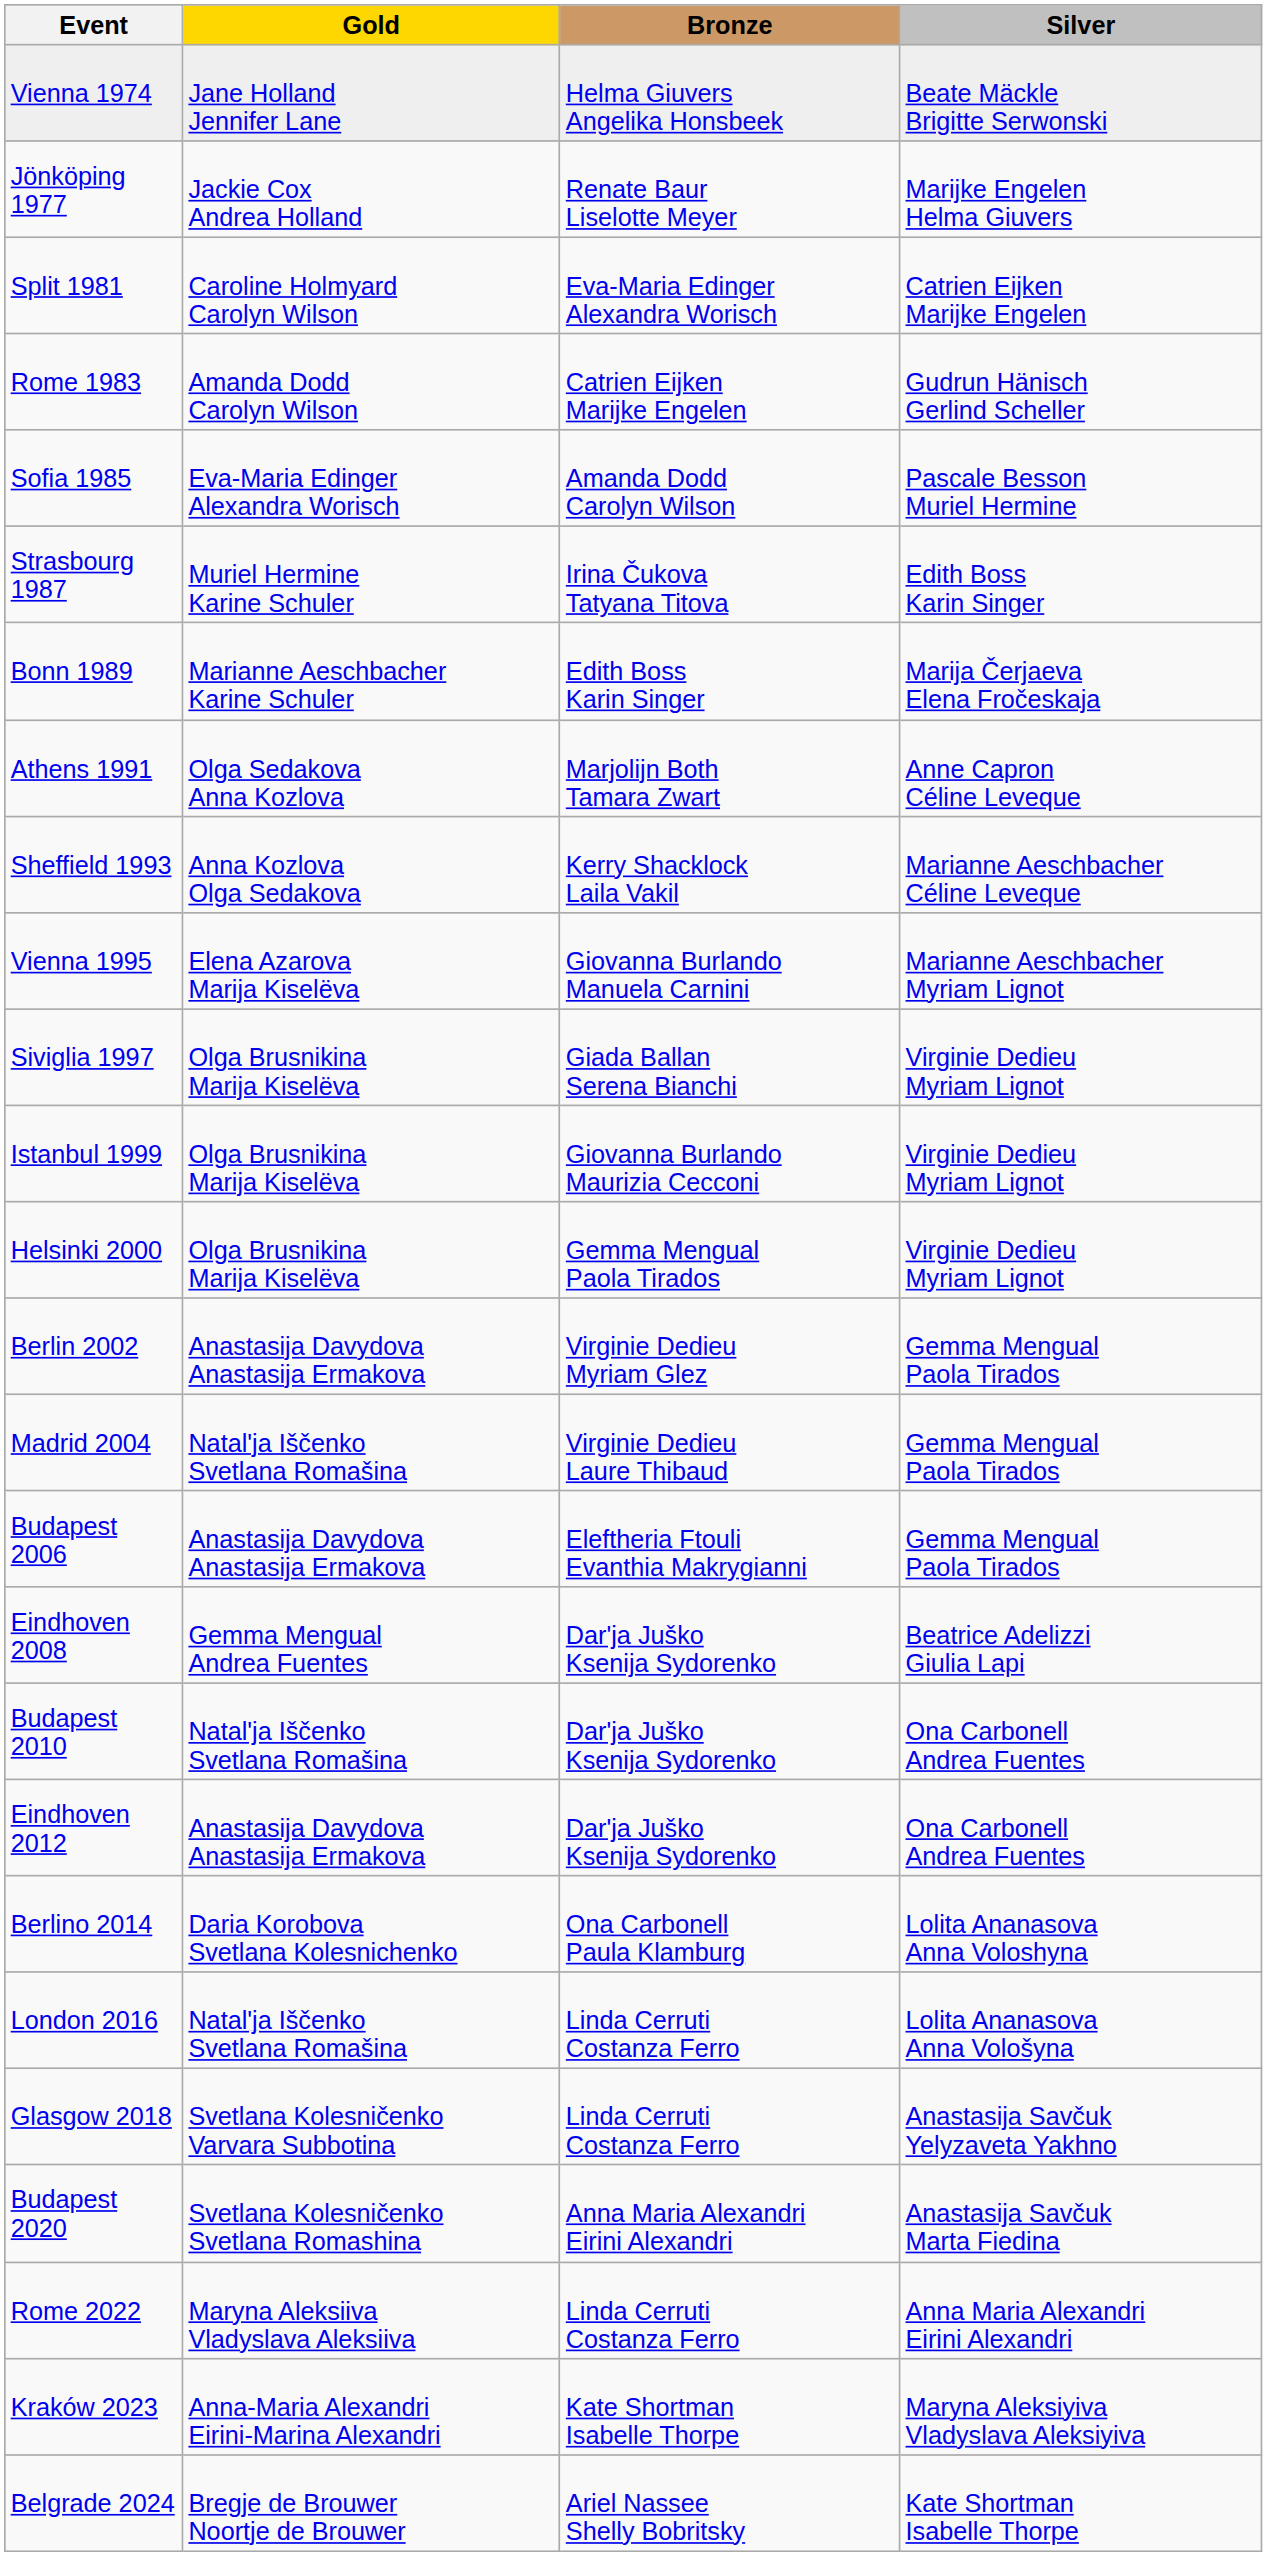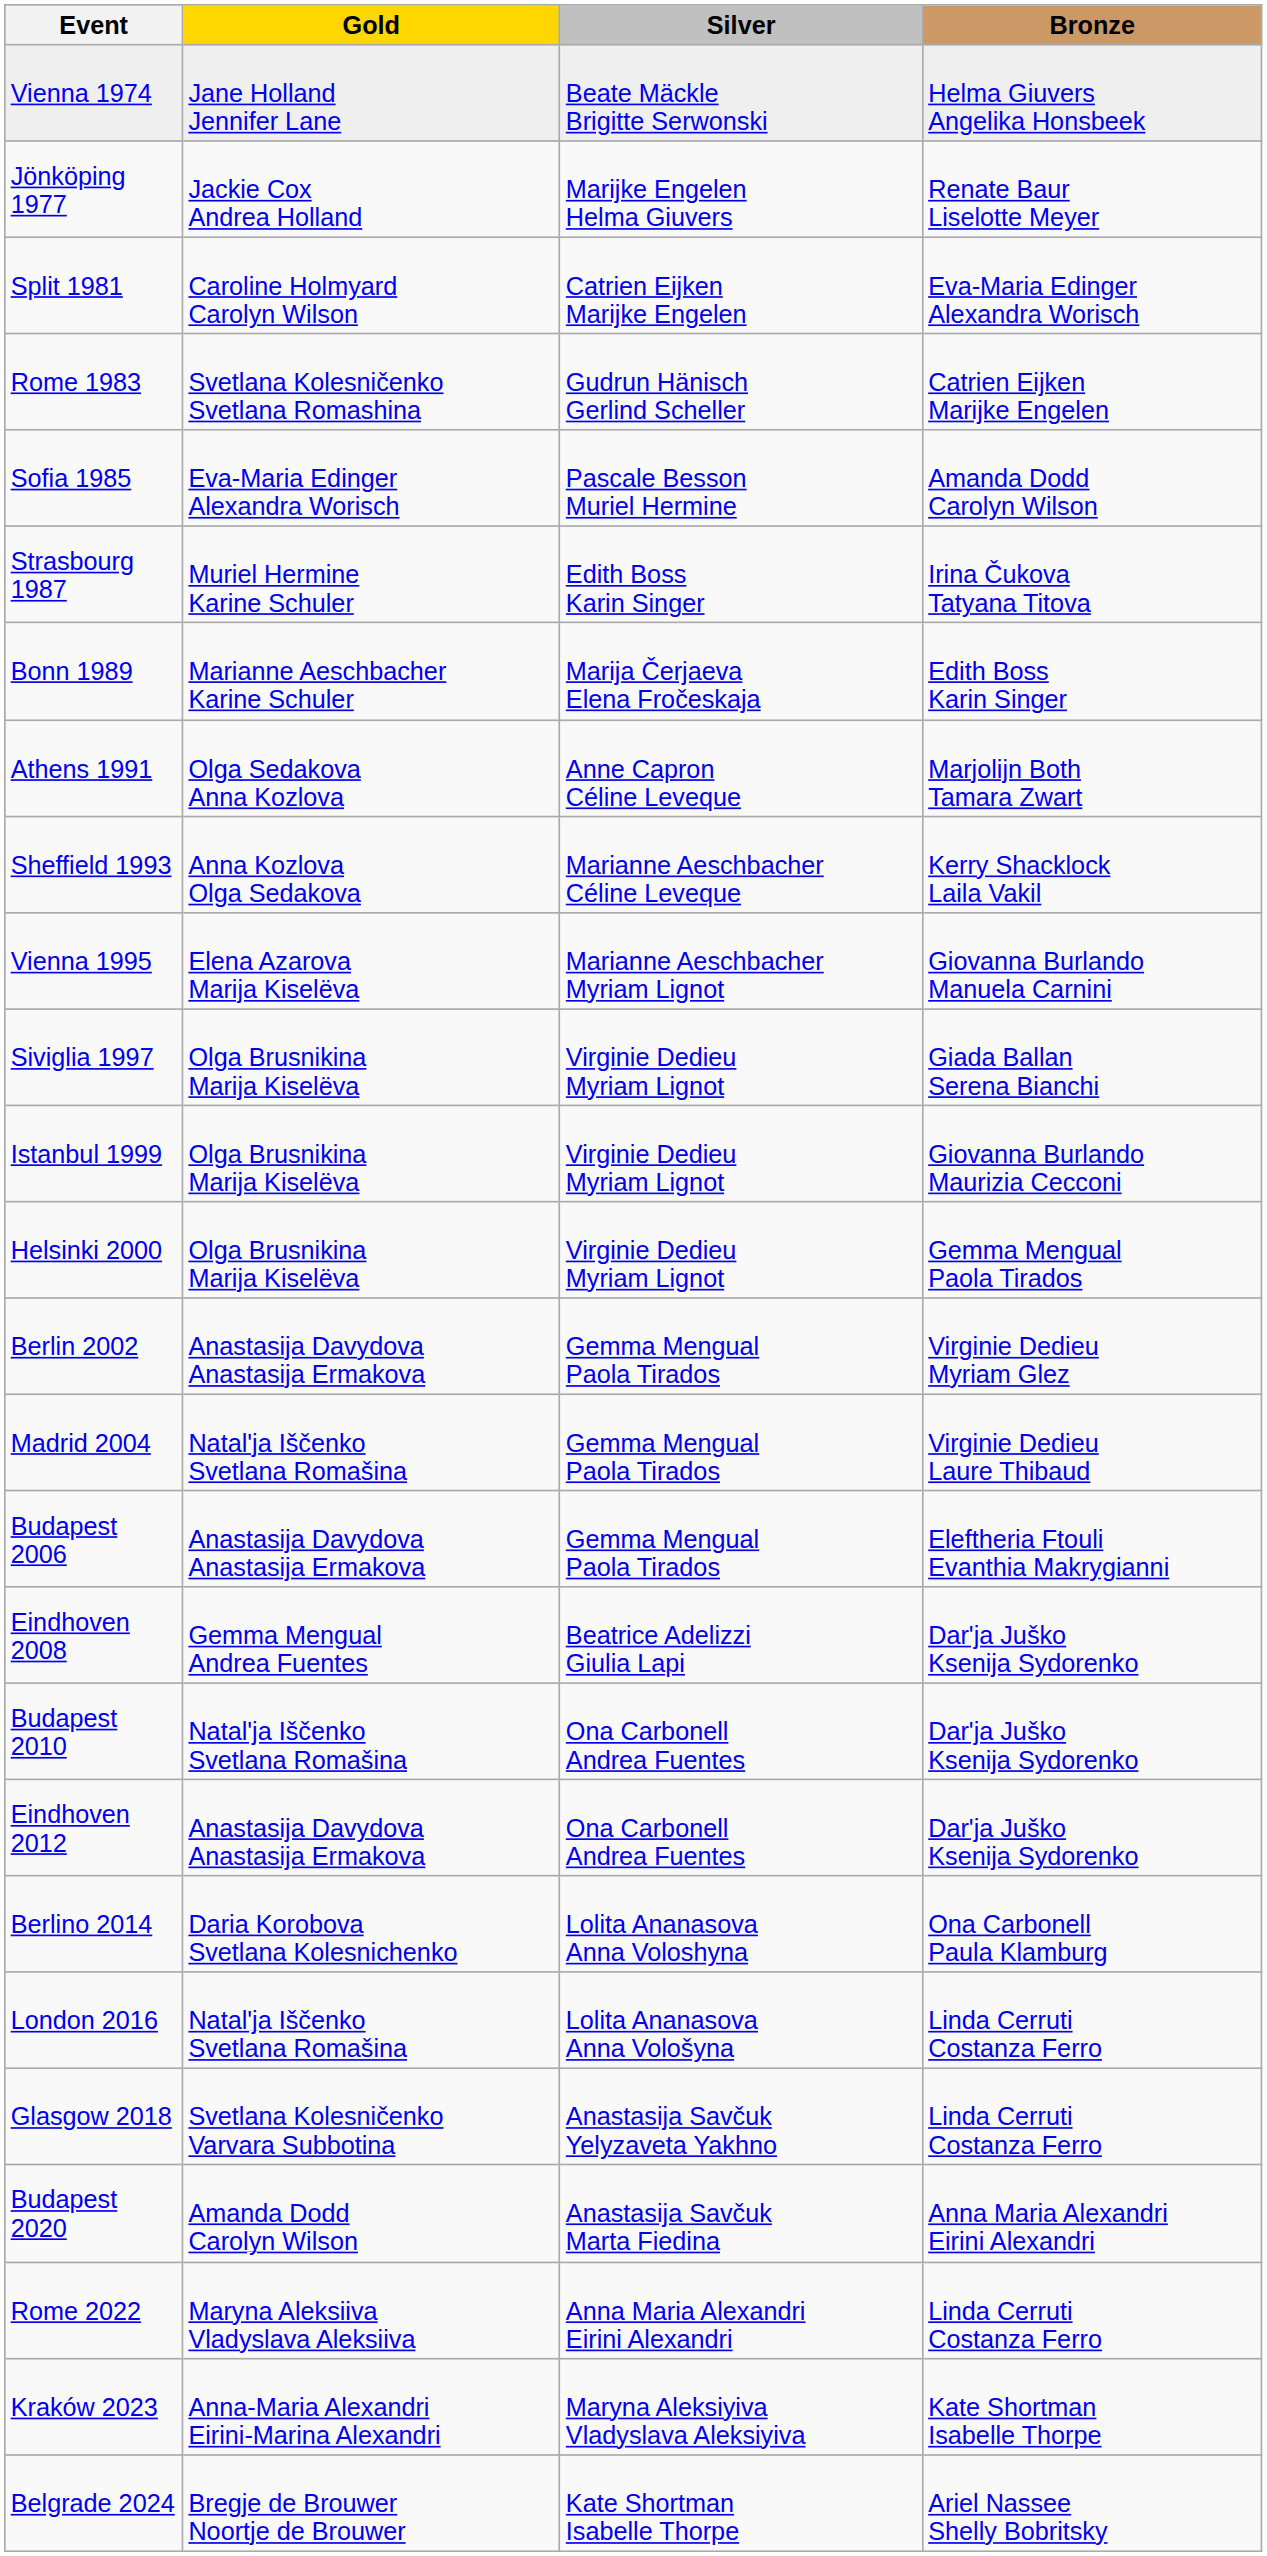columns swapped: (1081, 25) <-> (730, 25)
(273, 396) Amanda Dodd Carolyn Wilson -> (316, 396) Svetlana Kolesničenko Svetlana Romashina
(316, 2228) Svetlana Kolesničenko Svetlana Romashina -> (273, 2228) Amanda Dodd Carolyn Wilson
